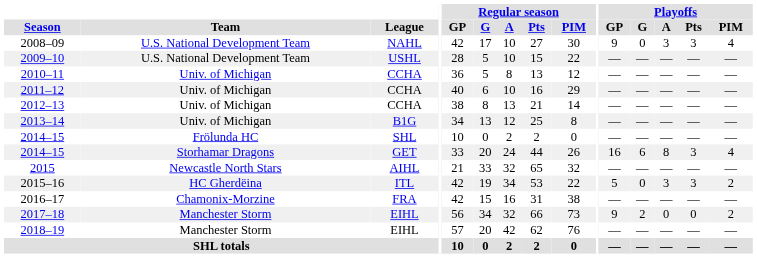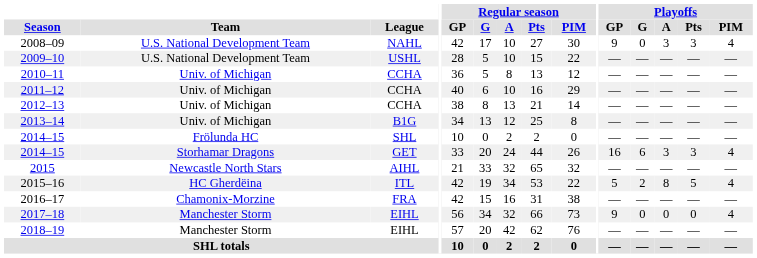(666, 152) 8 -> (666, 152) 3
(642, 183) 0 -> (642, 183) 2
(666, 183) 3 -> (666, 183) 8
(693, 183) 3 -> (693, 183) 5
(731, 183) 2 -> (731, 183) 4
(642, 214) 2 -> (642, 214) 0
(731, 214) 2 -> (731, 214) 4
